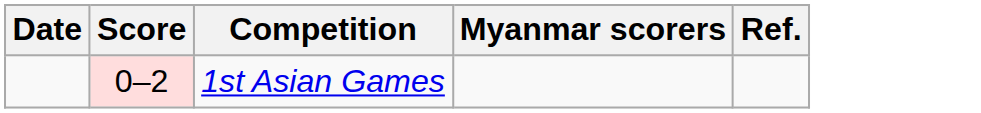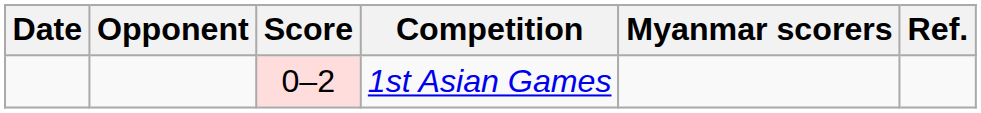+ column: (173, 30)
